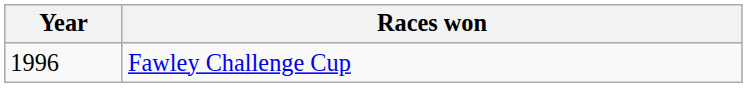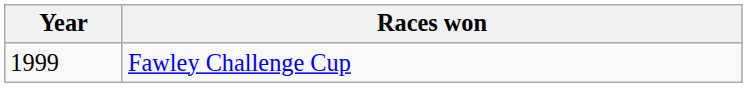(35, 62) 1996 -> (35, 62) 1999
